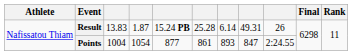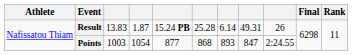(116, 43) 1004 -> (116, 43) 1003
(205, 43) 861 -> (205, 43) 868
